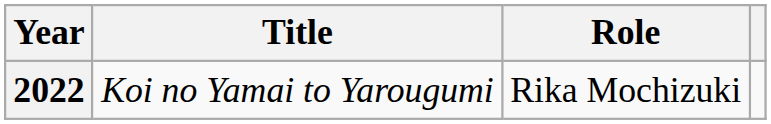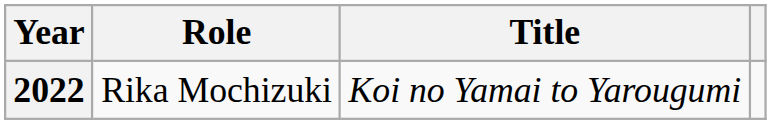columns swapped: (297, 32) <-> (626, 32)
